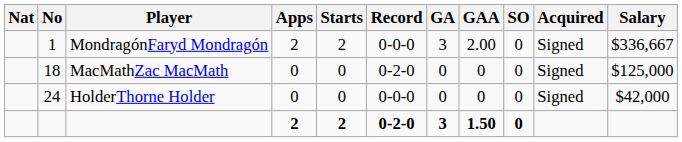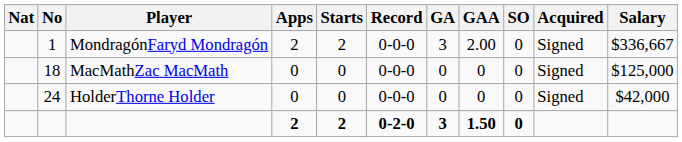(397, 70) 0-2-0 -> (397, 70) 0-0-0
